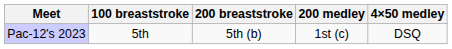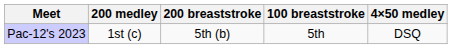columns swapped: (140, 14) <-> (332, 14)
